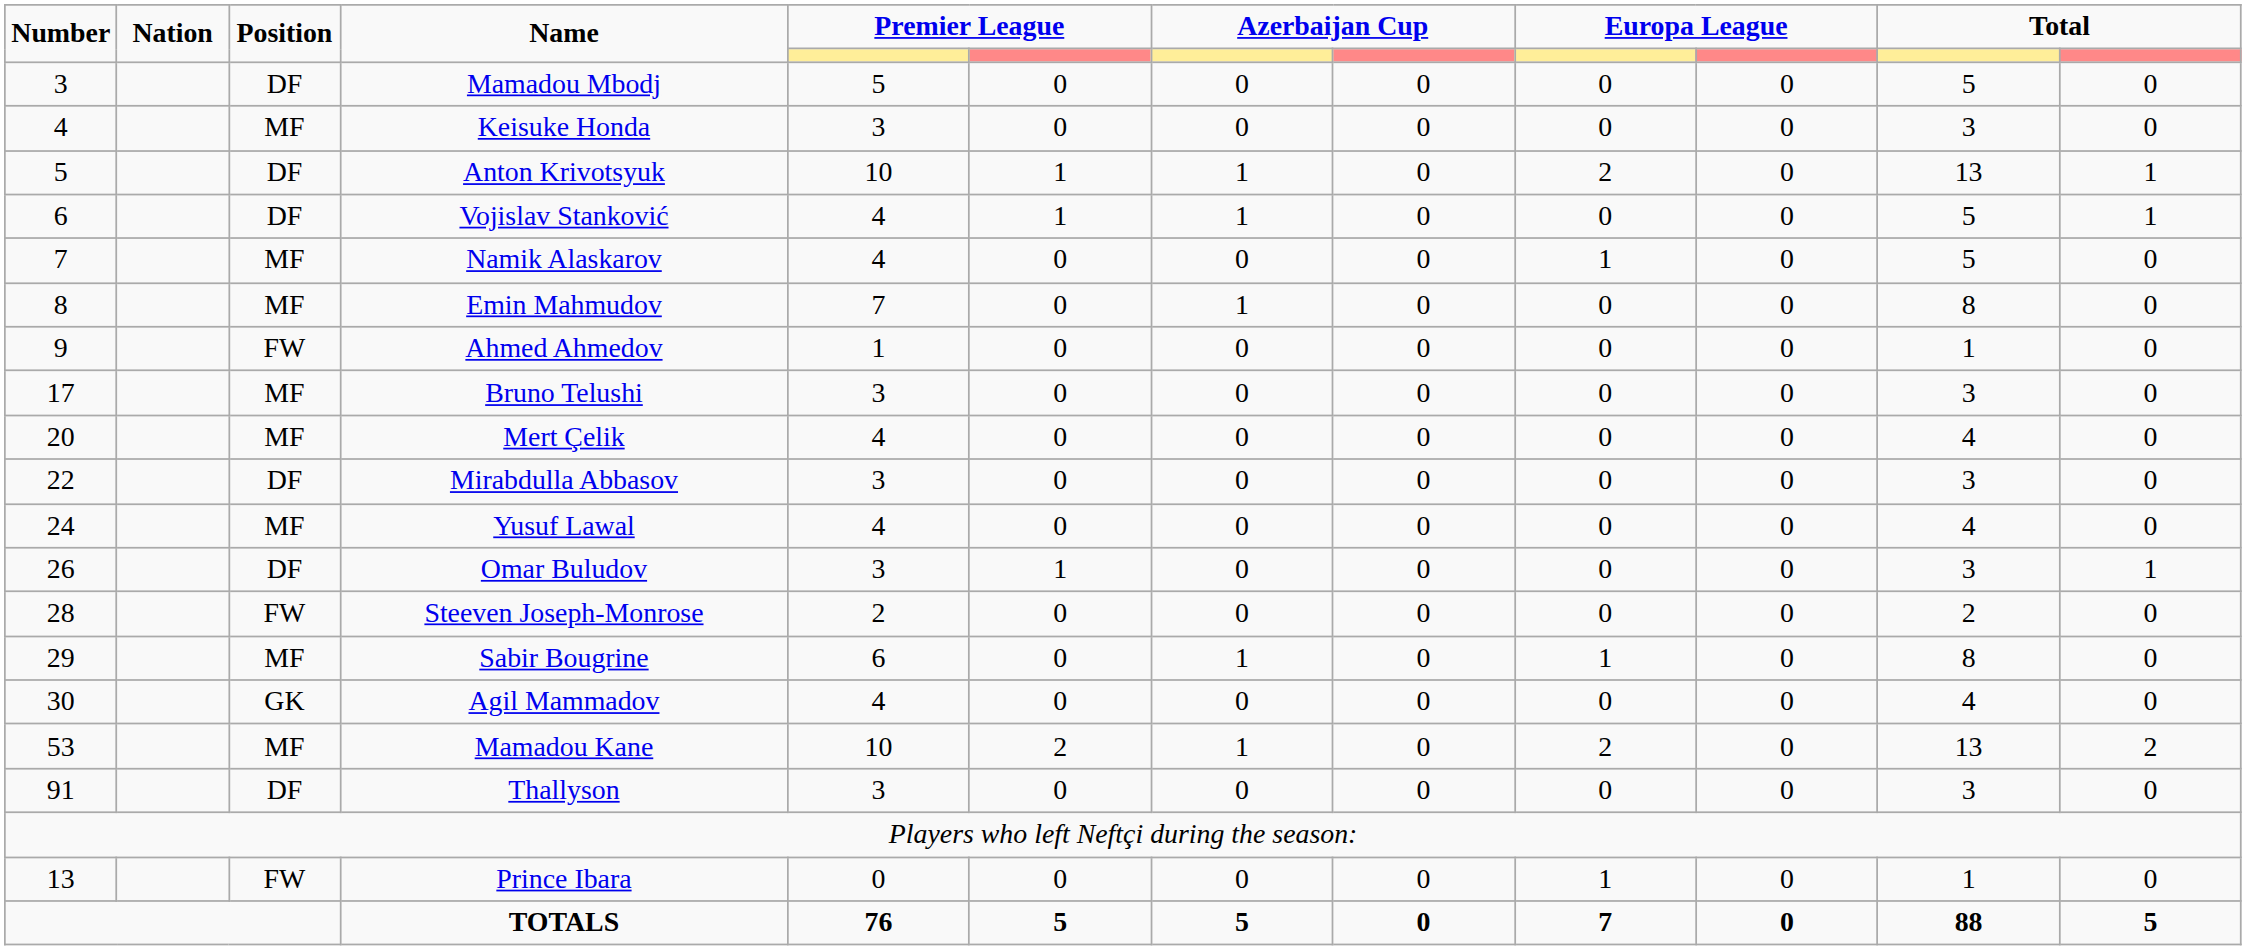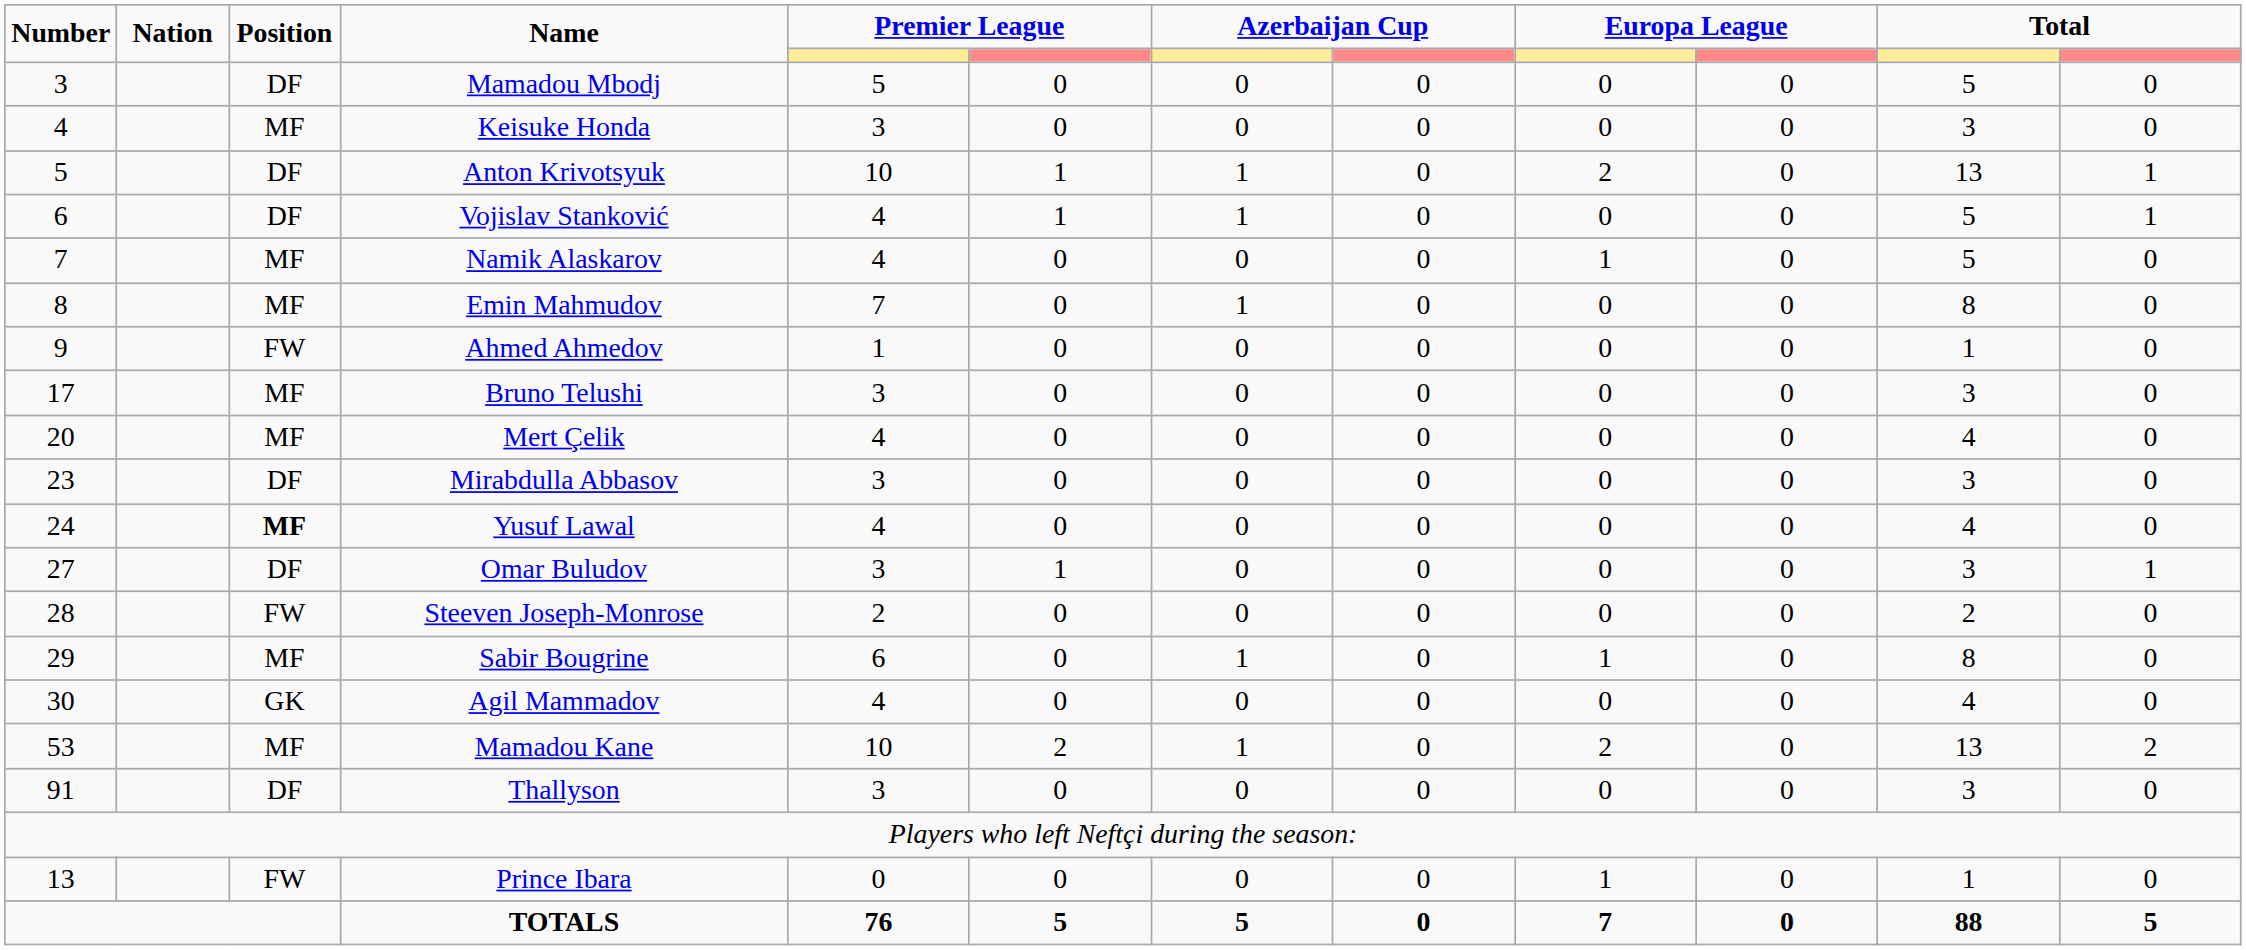(61, 480) 22 -> (61, 480) 23
(284, 525) normal -> (284, 525) bold
(61, 569) 26 -> (61, 569) 27
